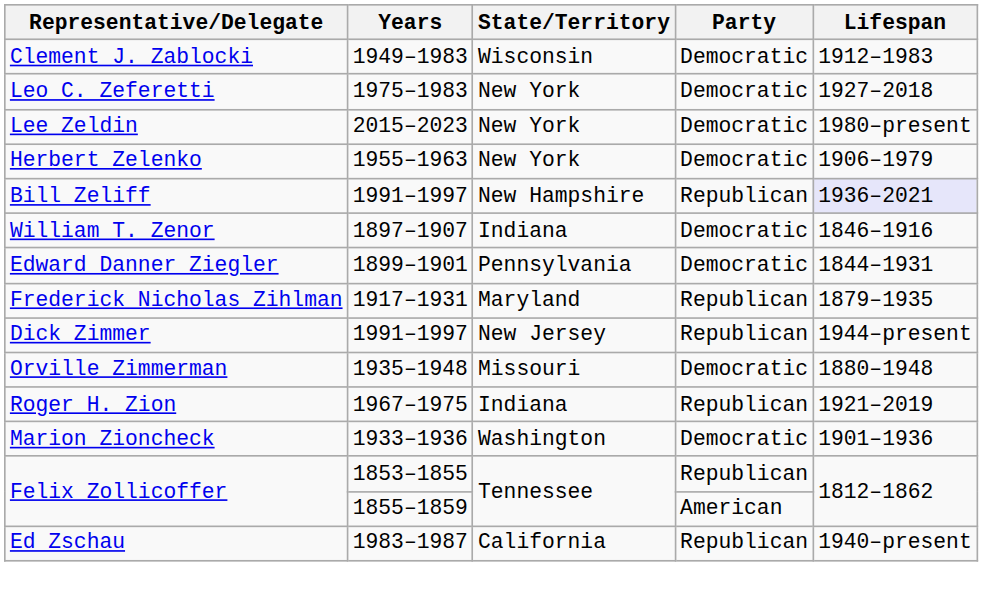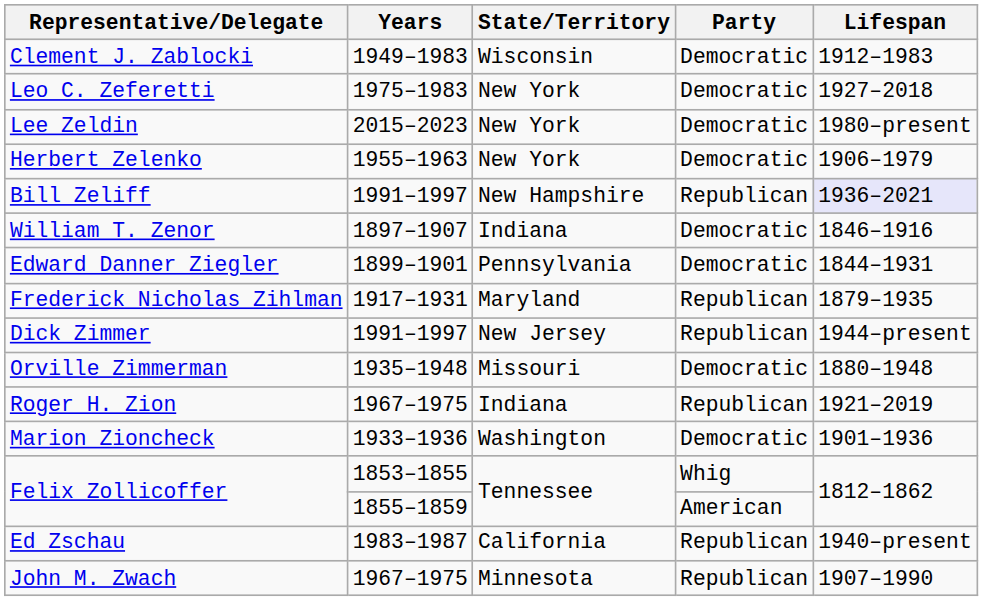(744, 474) Republican -> (706, 474) Whig
+ row: (93, 578)
